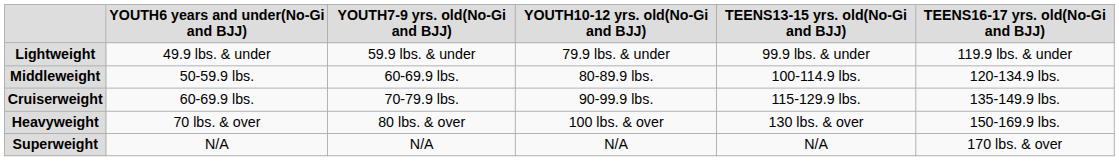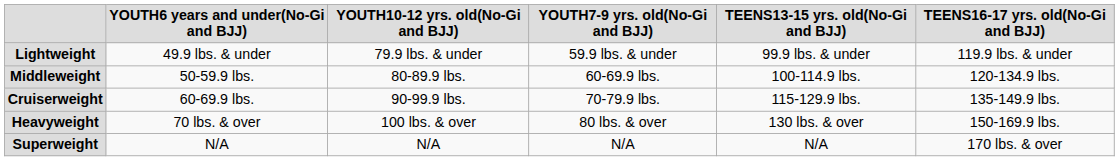columns swapped: (422, 23) <-> (616, 23)
